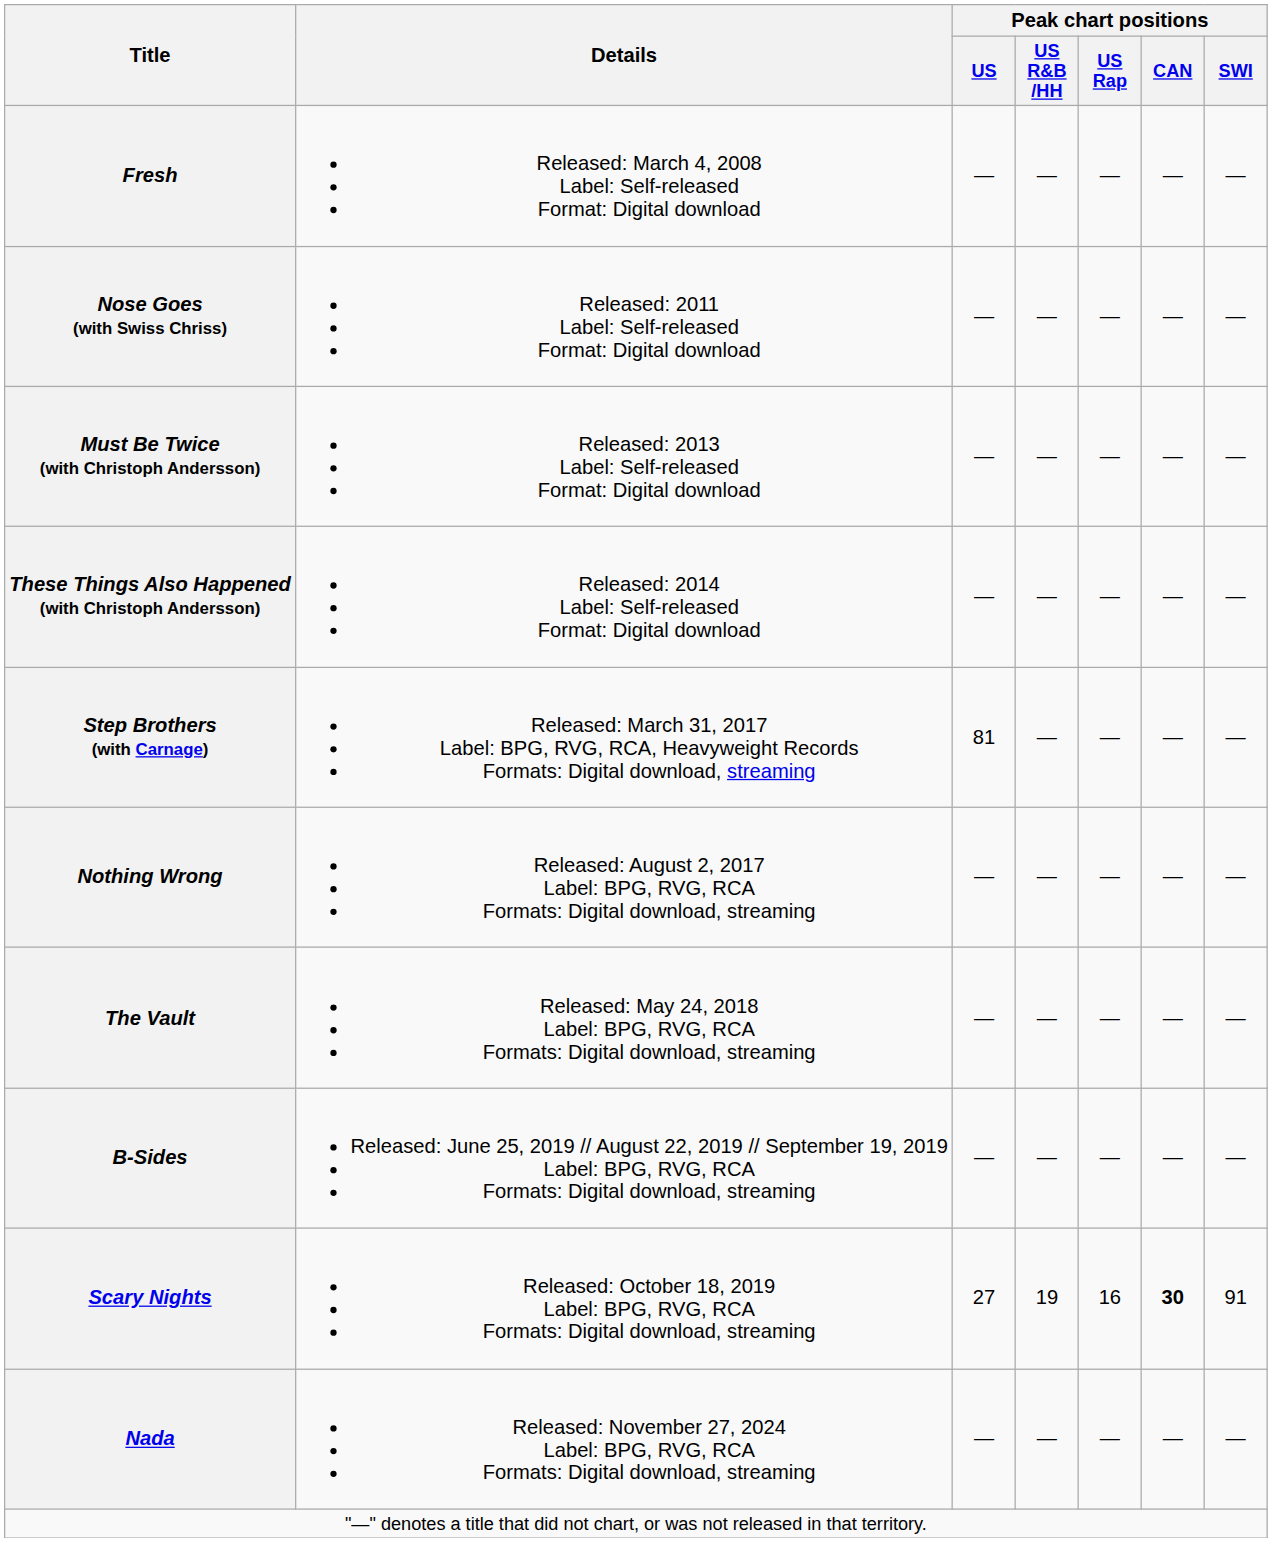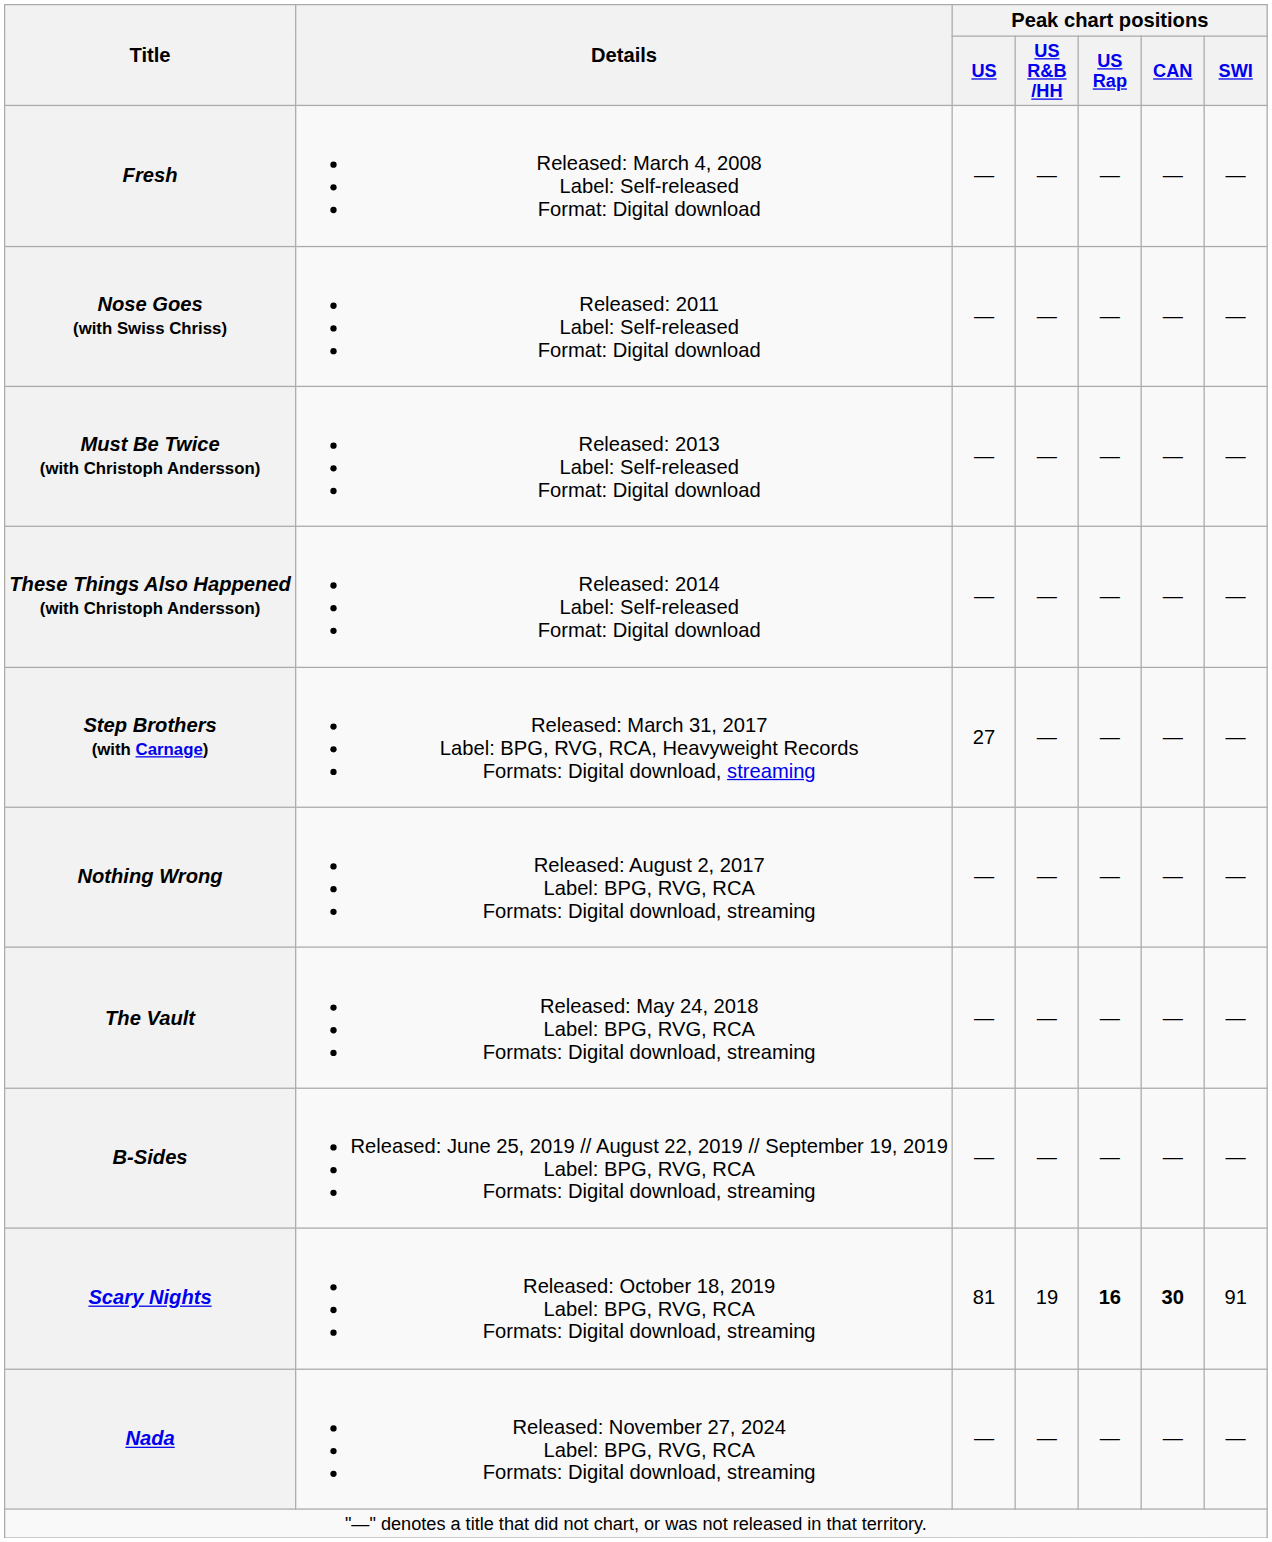(984, 736) 81 -> (984, 736) 27
(984, 1298) 27 -> (984, 1298) 81
(1110, 1298) normal -> (1110, 1298) bold
